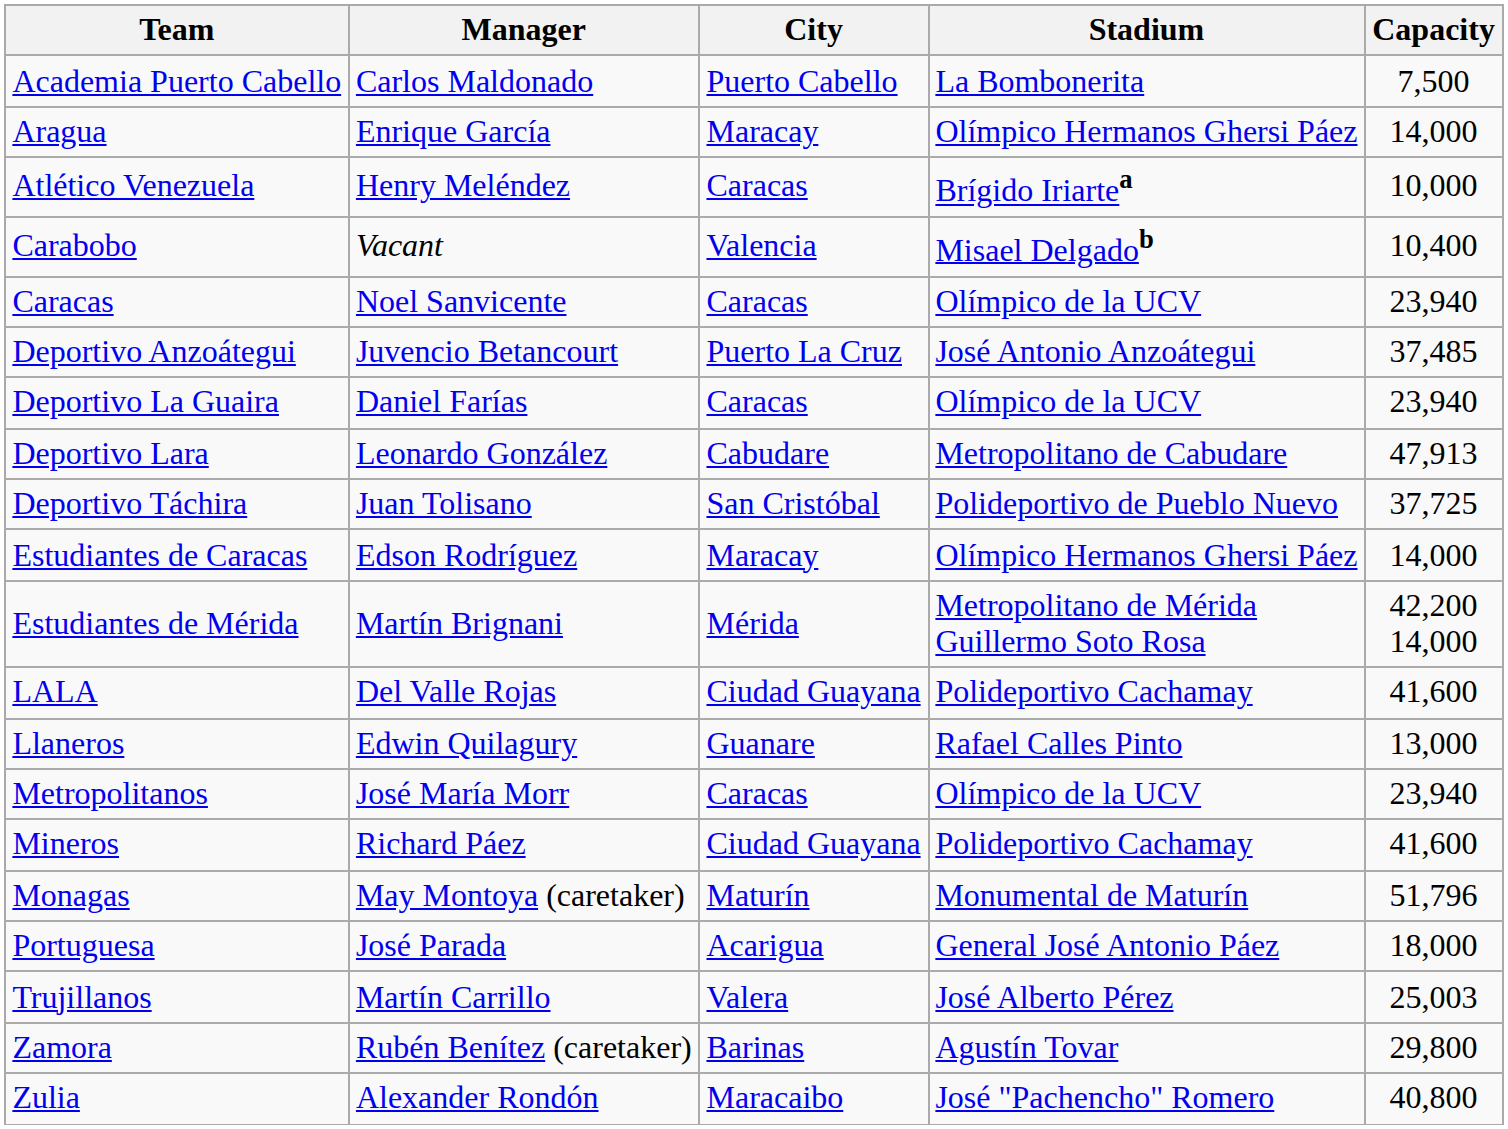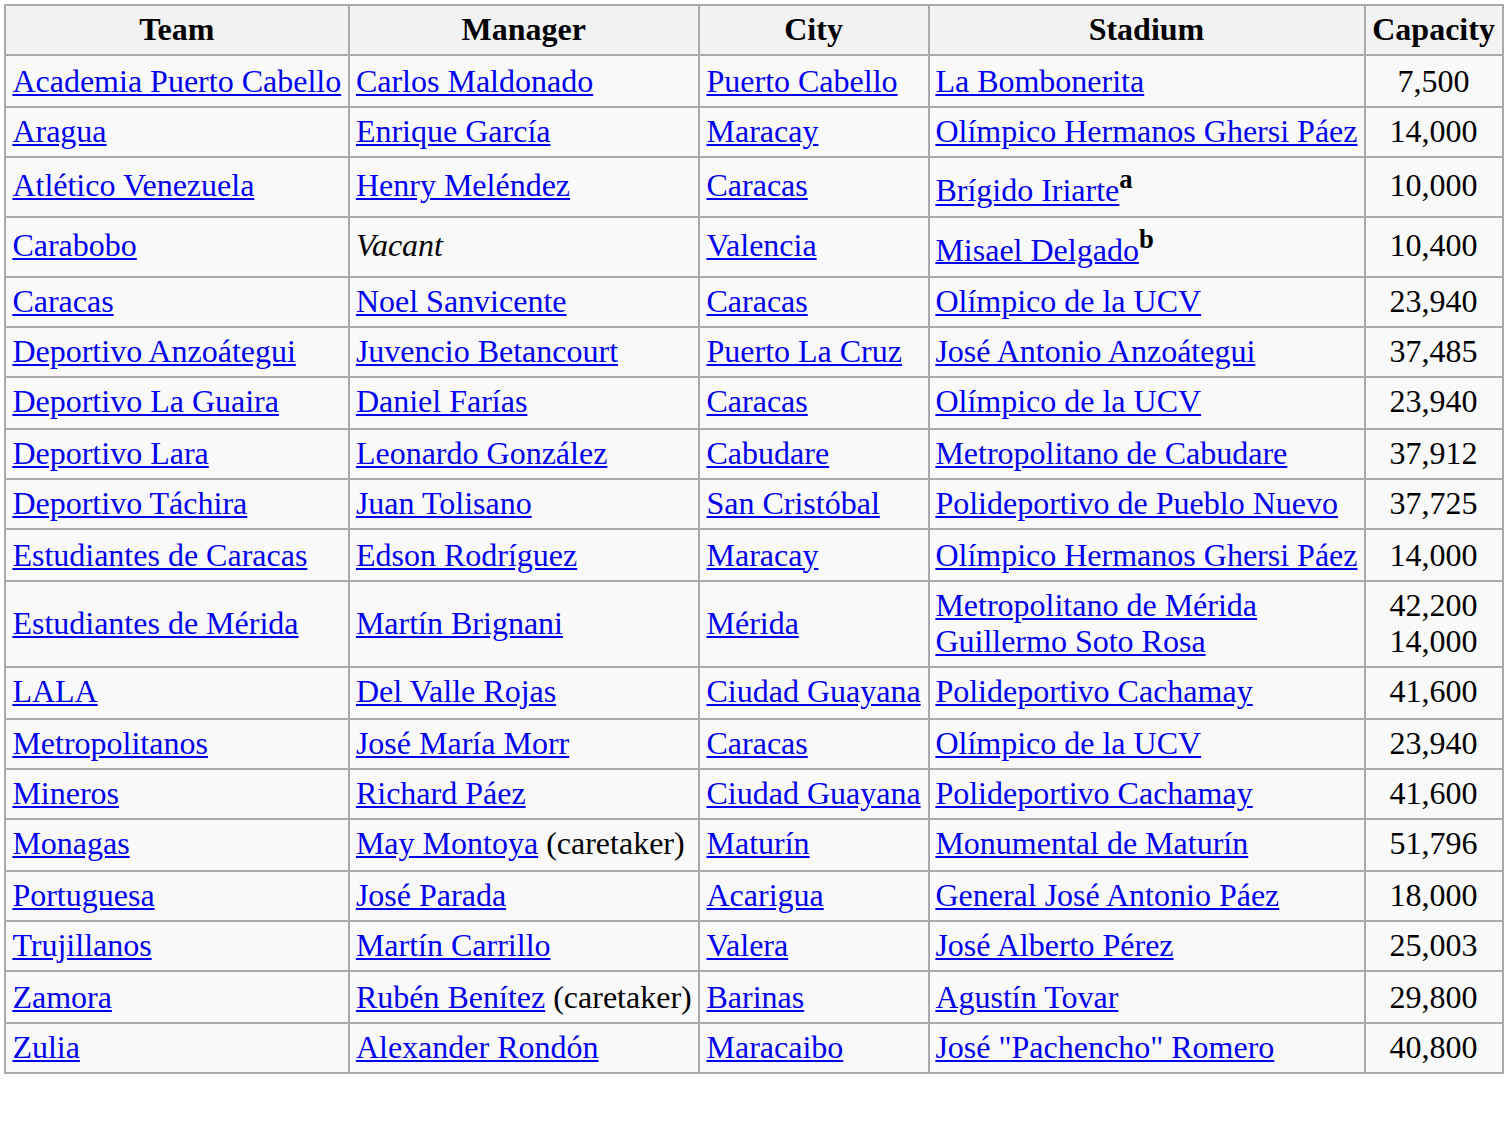(1434, 453) 47,913 -> (1434, 453) 37,912
- row: (68, 742)
